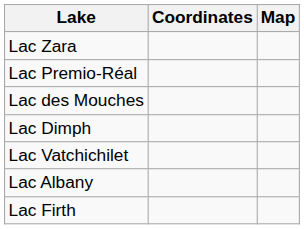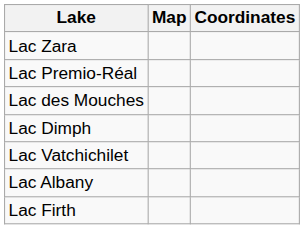columns swapped: (202, 18) <-> (278, 18)
